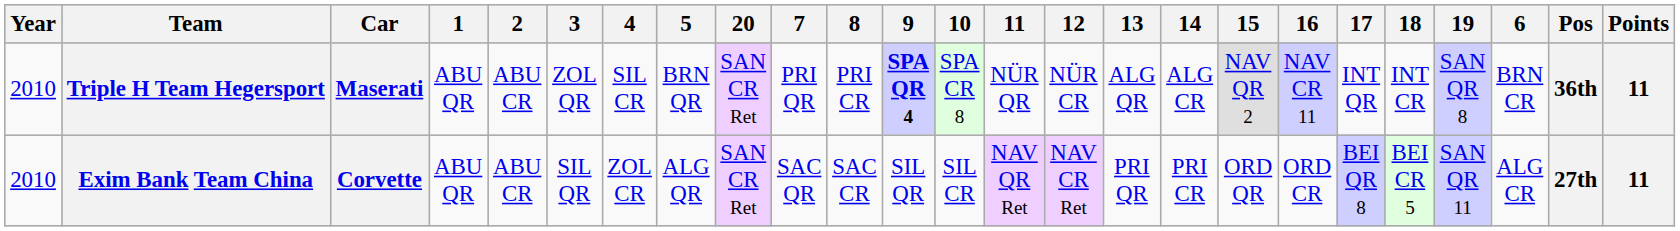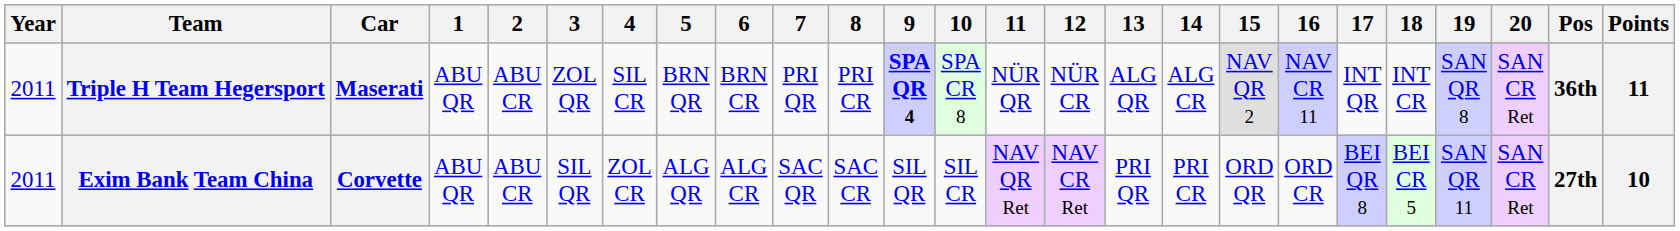columns swapped: (1520, 23) <-> (743, 23)
(33, 88) 2010 -> (33, 88) 2011
(33, 180) 2010 -> (33, 180) 2011
(1639, 180) 11 -> (1639, 180) 10
